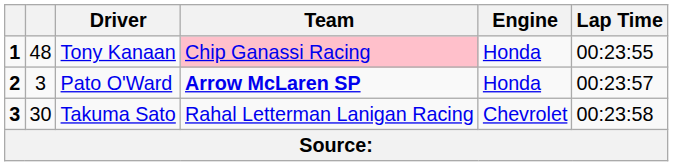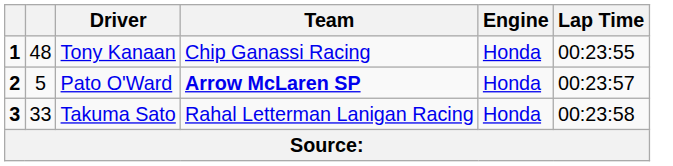(278, 52) pink background -> (278, 52) no background
(40, 83) 3 -> (40, 83) 5
(40, 114) 30 -> (40, 114) 33
(525, 114) Chevrolet -> (512, 114) Honda
